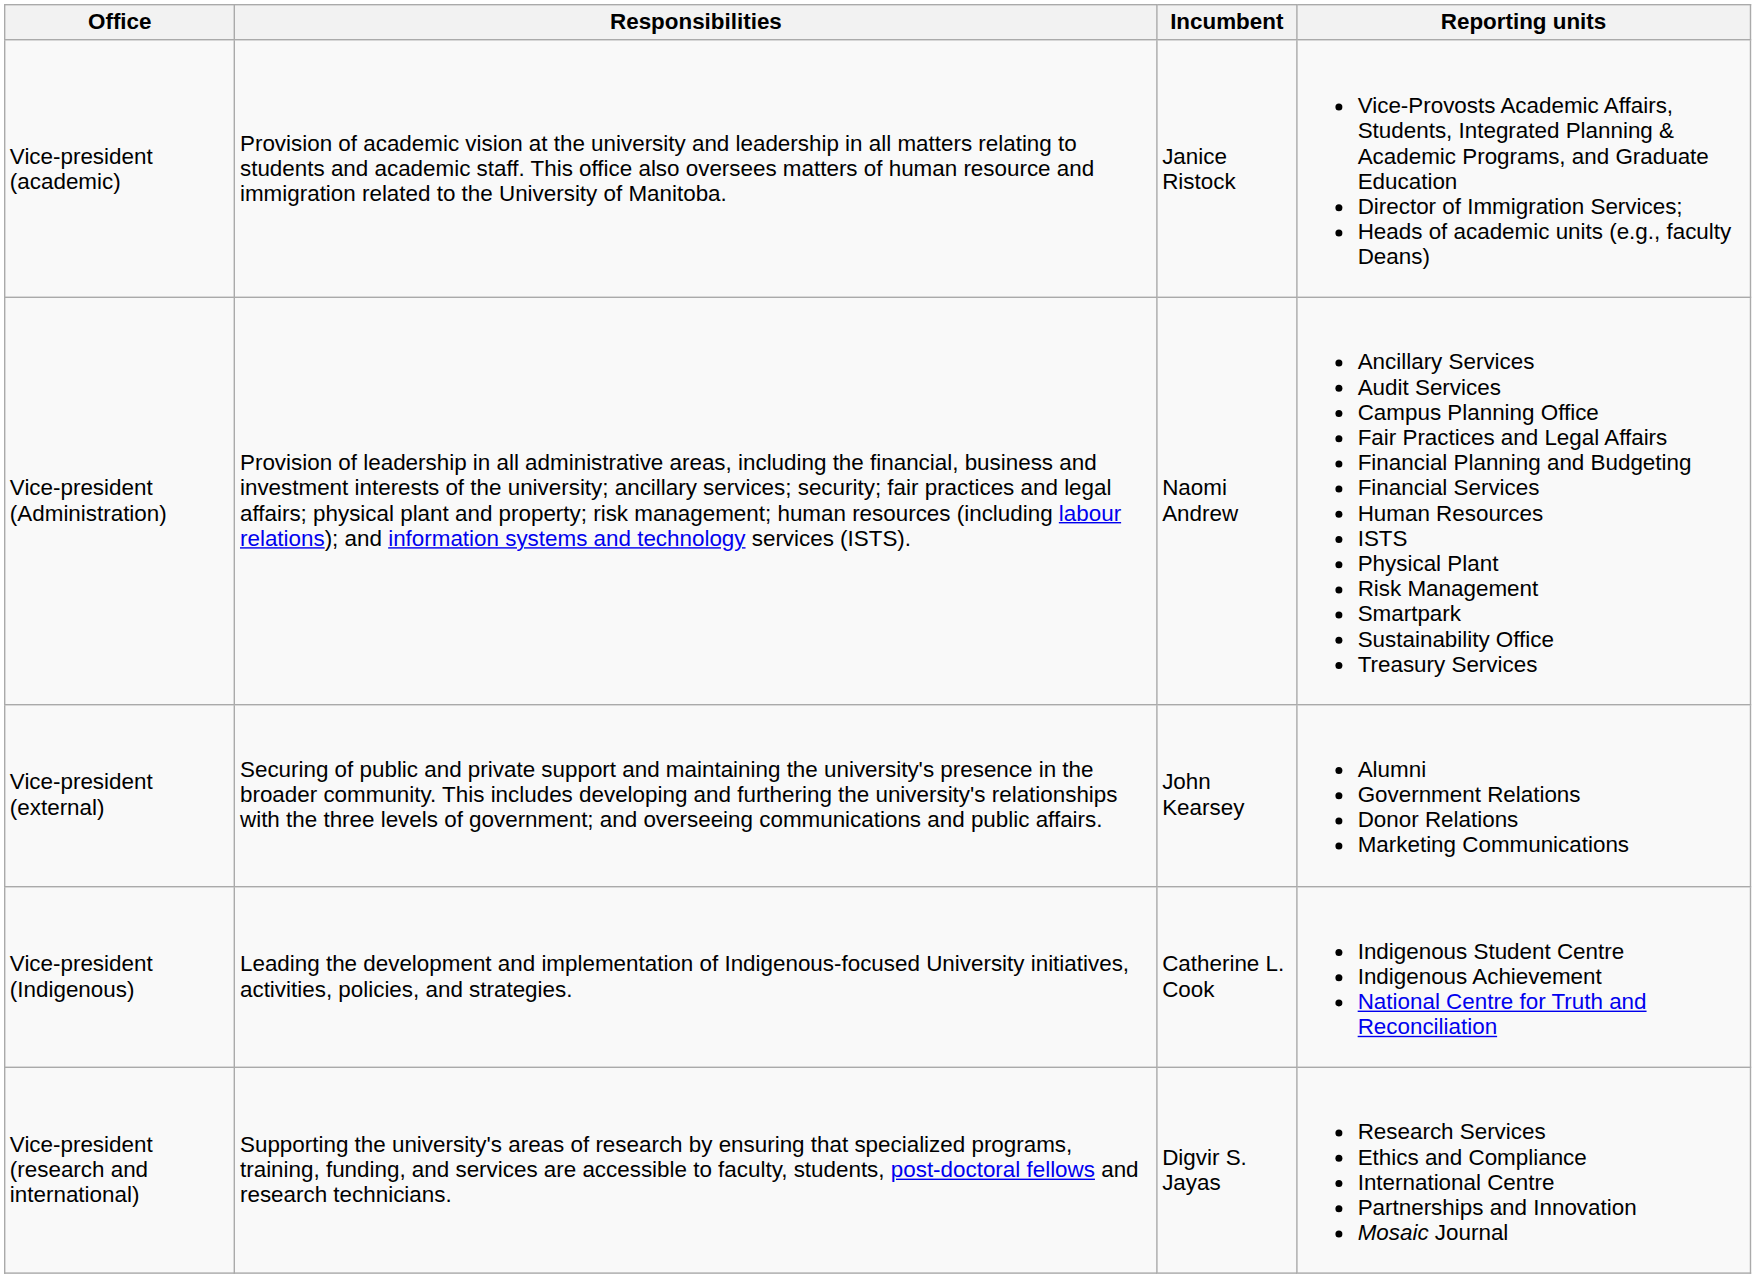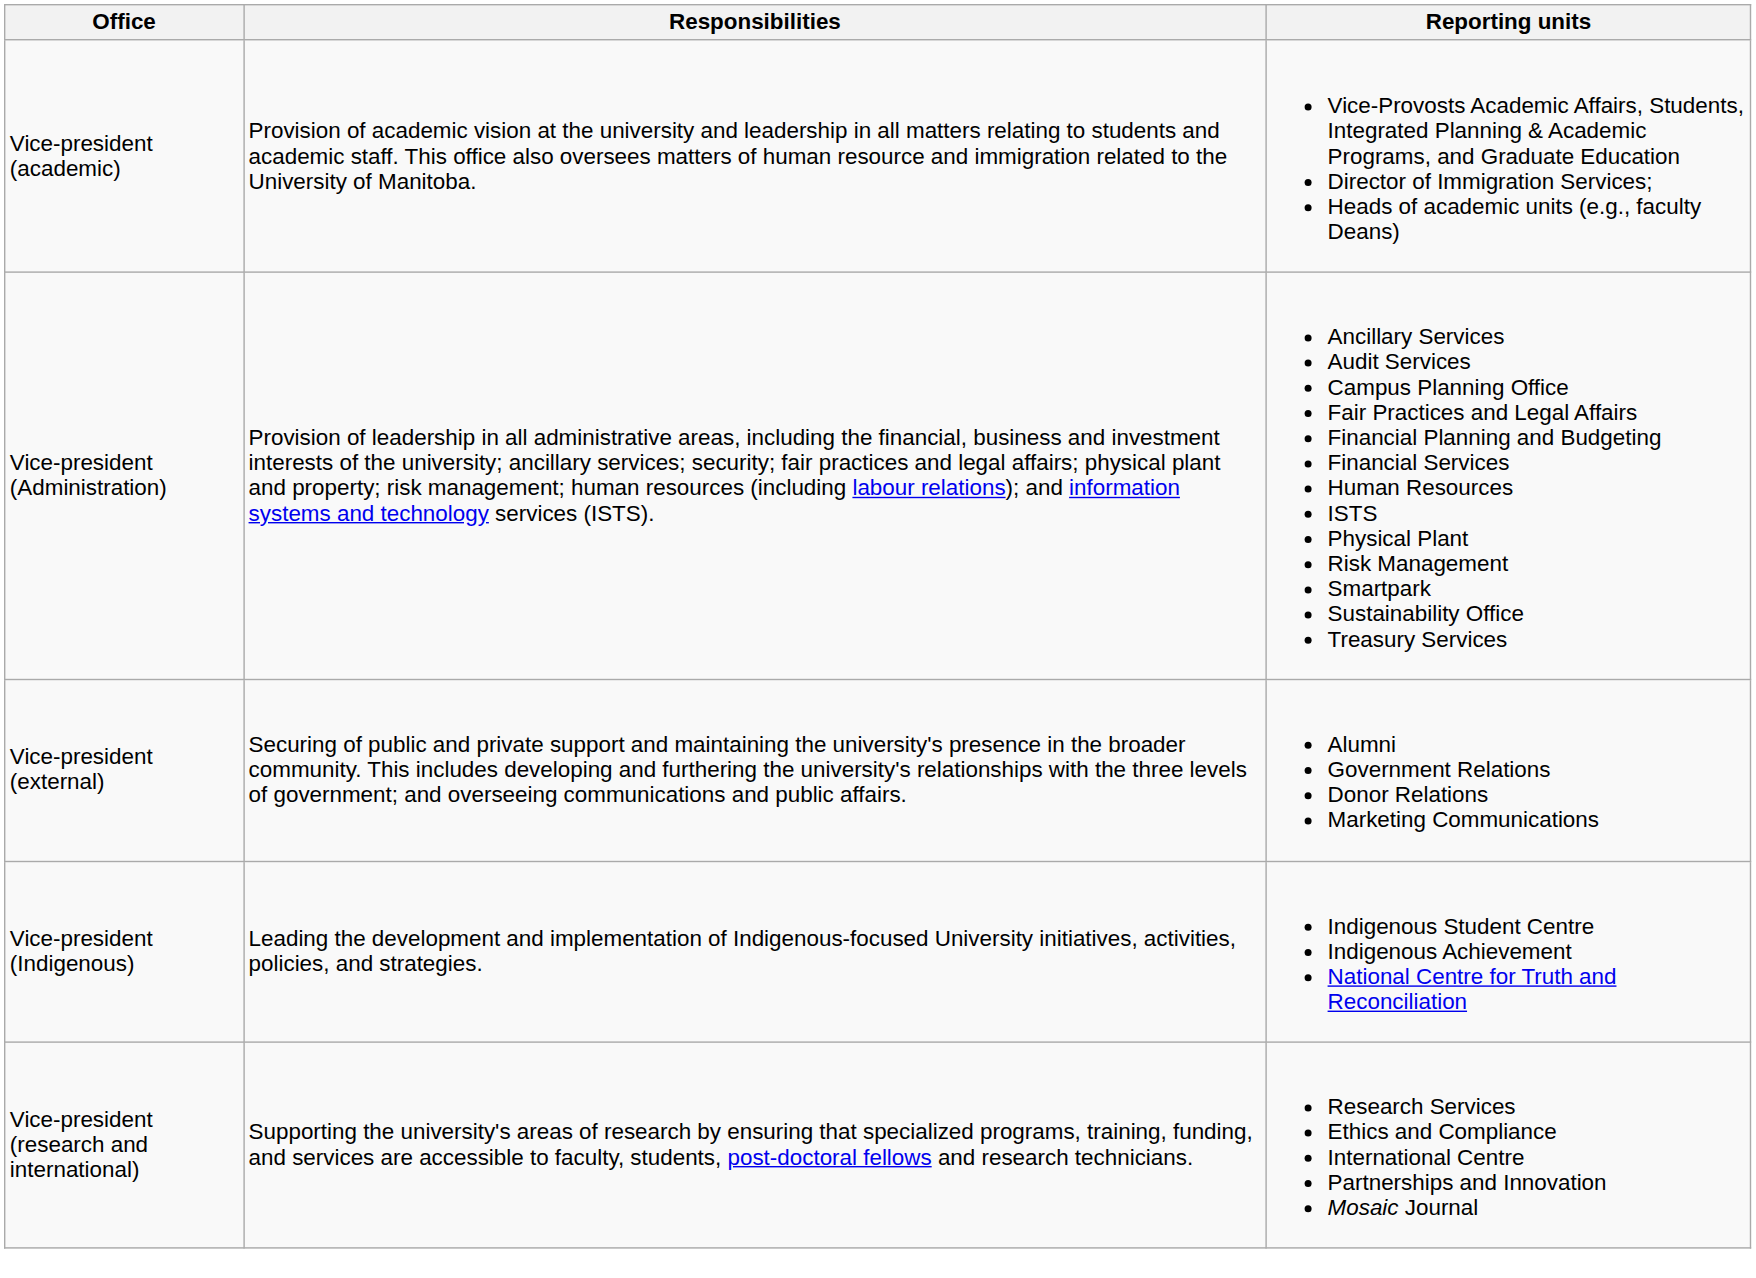- column: (1227, 22)
